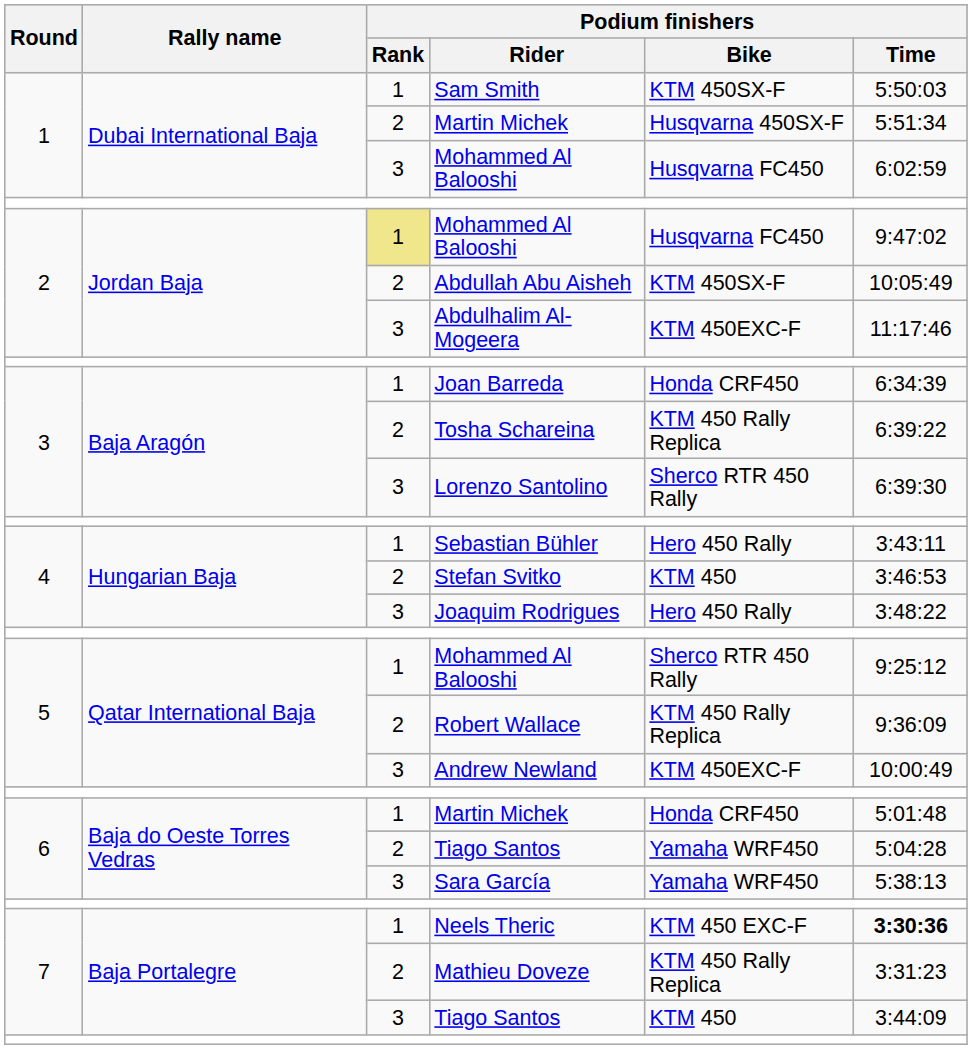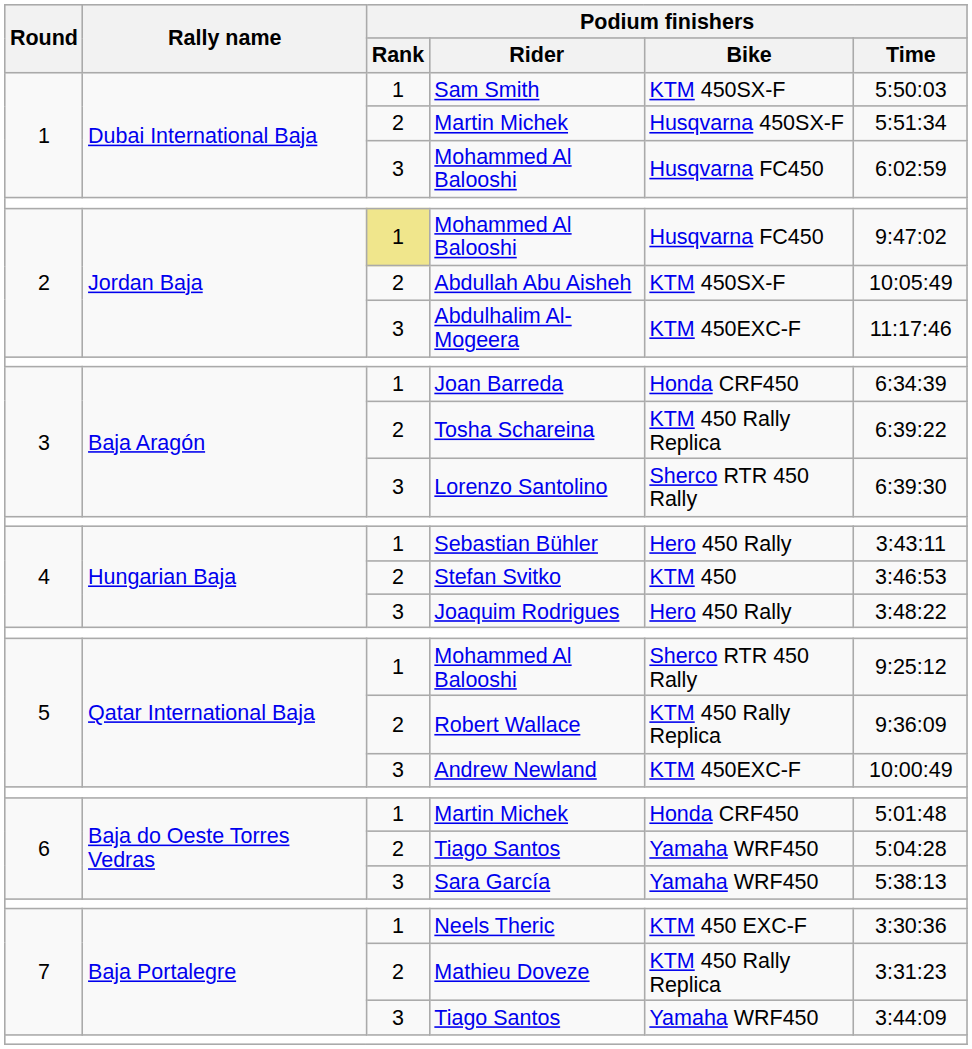(911, 926) bold -> (911, 926) normal
(693, 1017) KTM 450 -> (734, 1017) Yamaha WRF450
